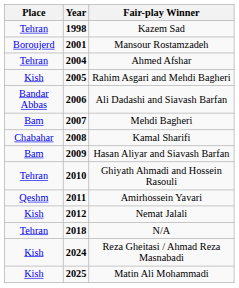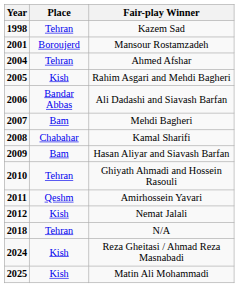columns swapped: (76, 12) <-> (34, 12)
